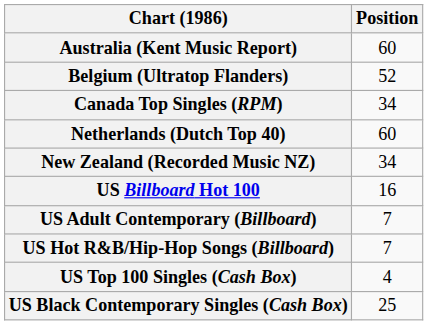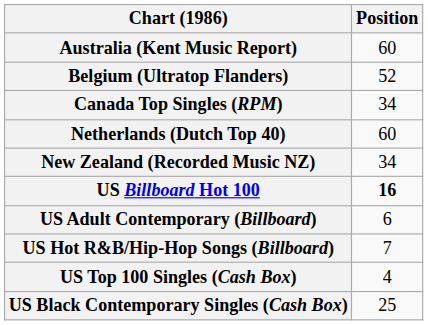(387, 190) normal -> (387, 190) bold
(387, 219) 7 -> (387, 219) 6
